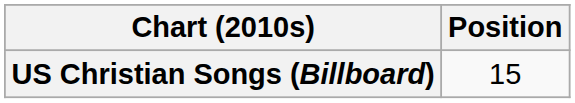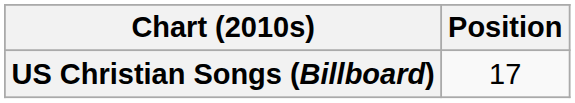(505, 73) 15 -> (505, 73) 17
